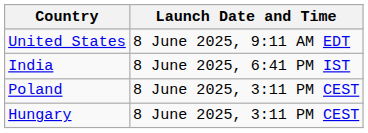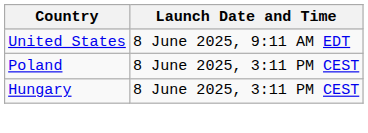- row: (31, 66)
